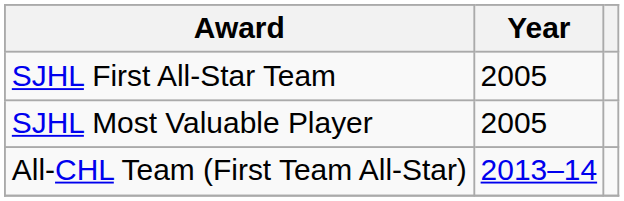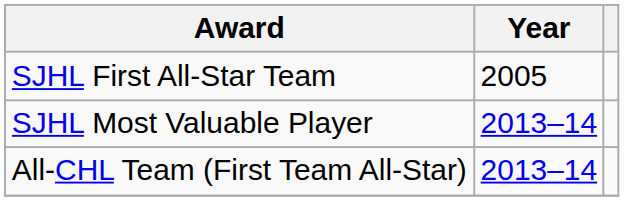(514, 123) 2005 -> (539, 123) 2013–14
